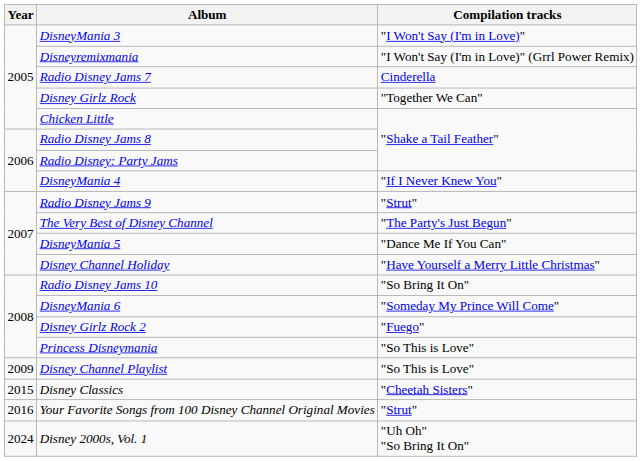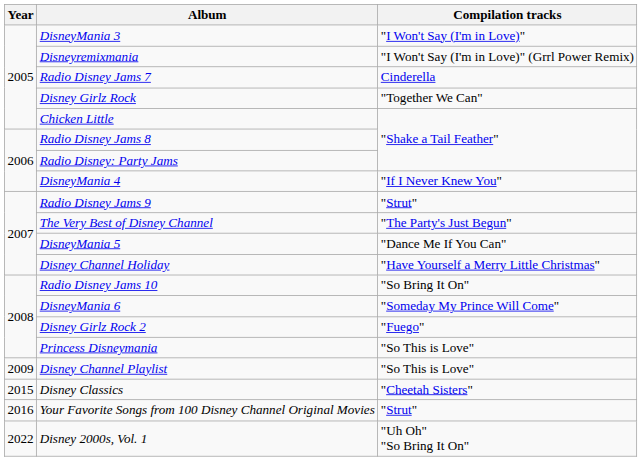(21, 438) 2024 -> (21, 438) 2022
